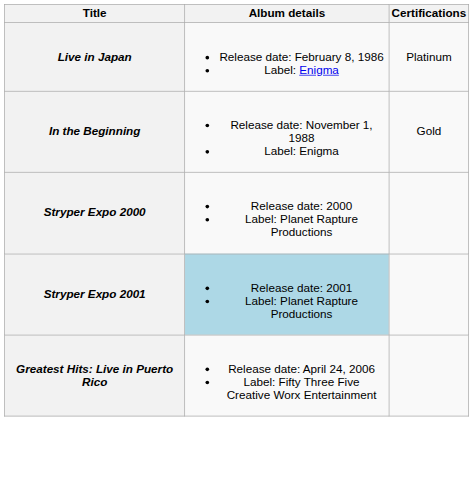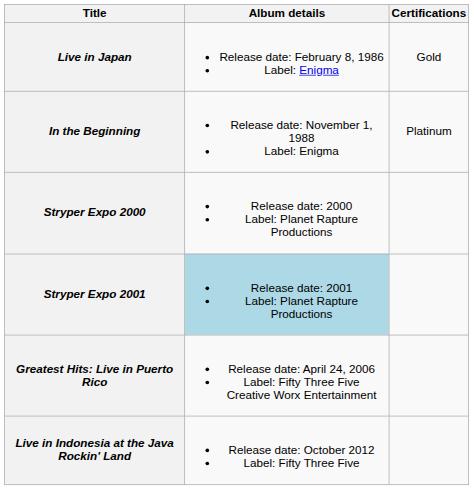(429, 57) Platinum -> (429, 57) Gold
(429, 131) Gold -> (429, 131) Platinum
+ row: (95, 450)
